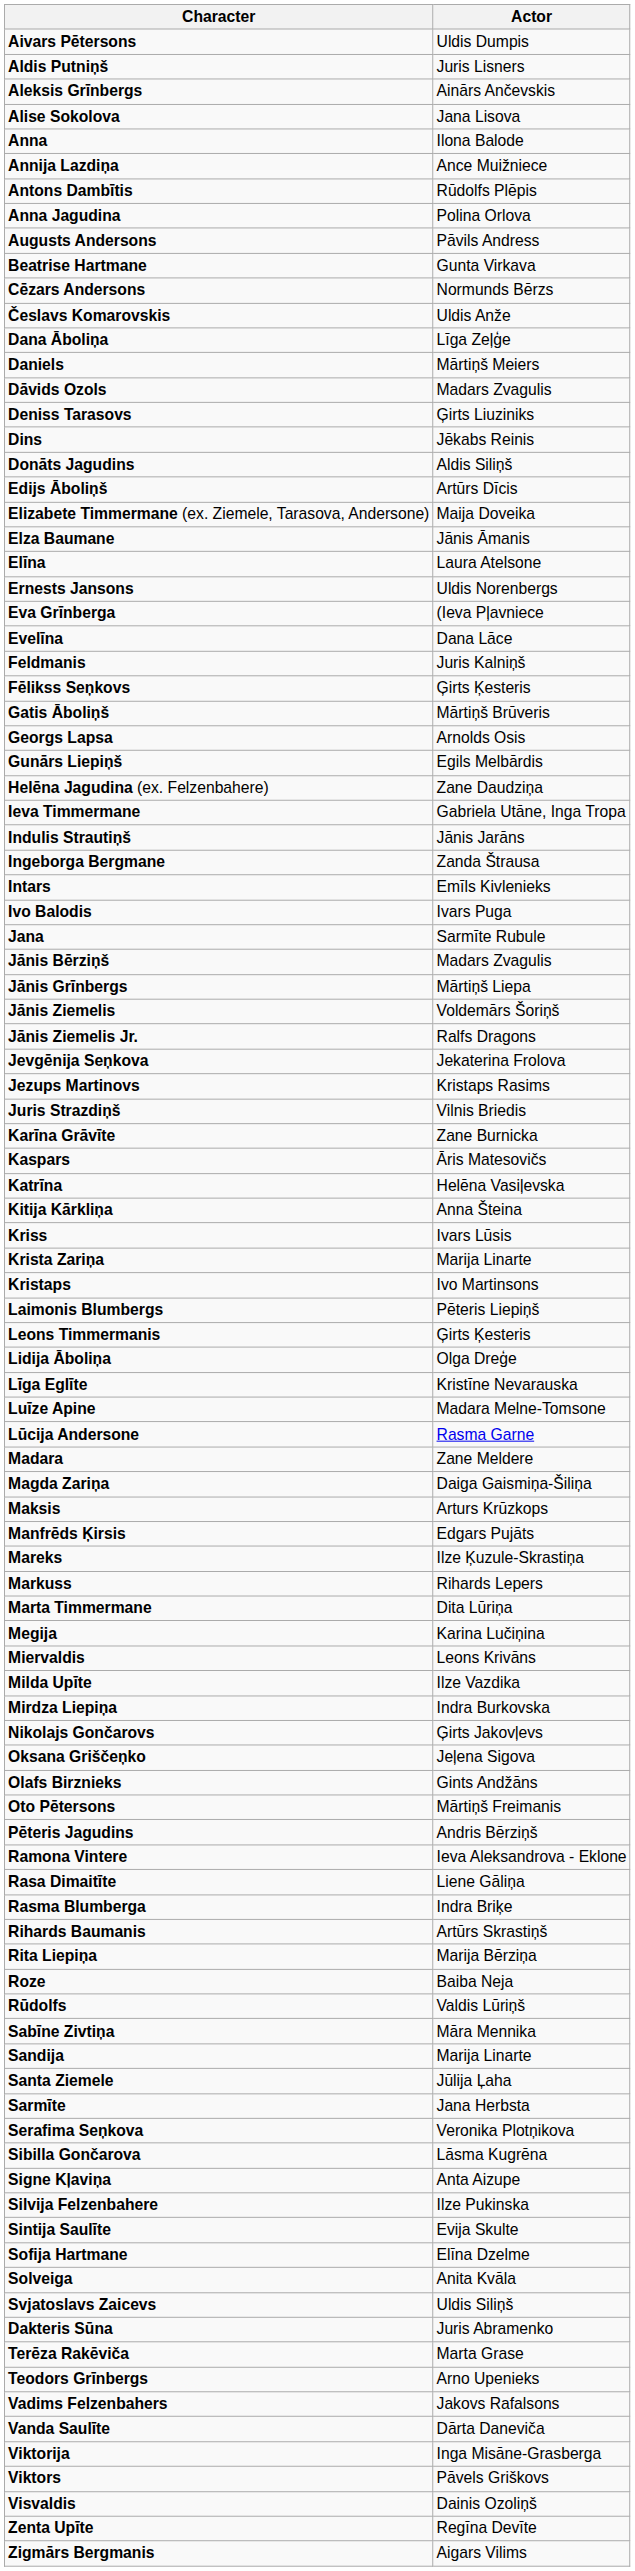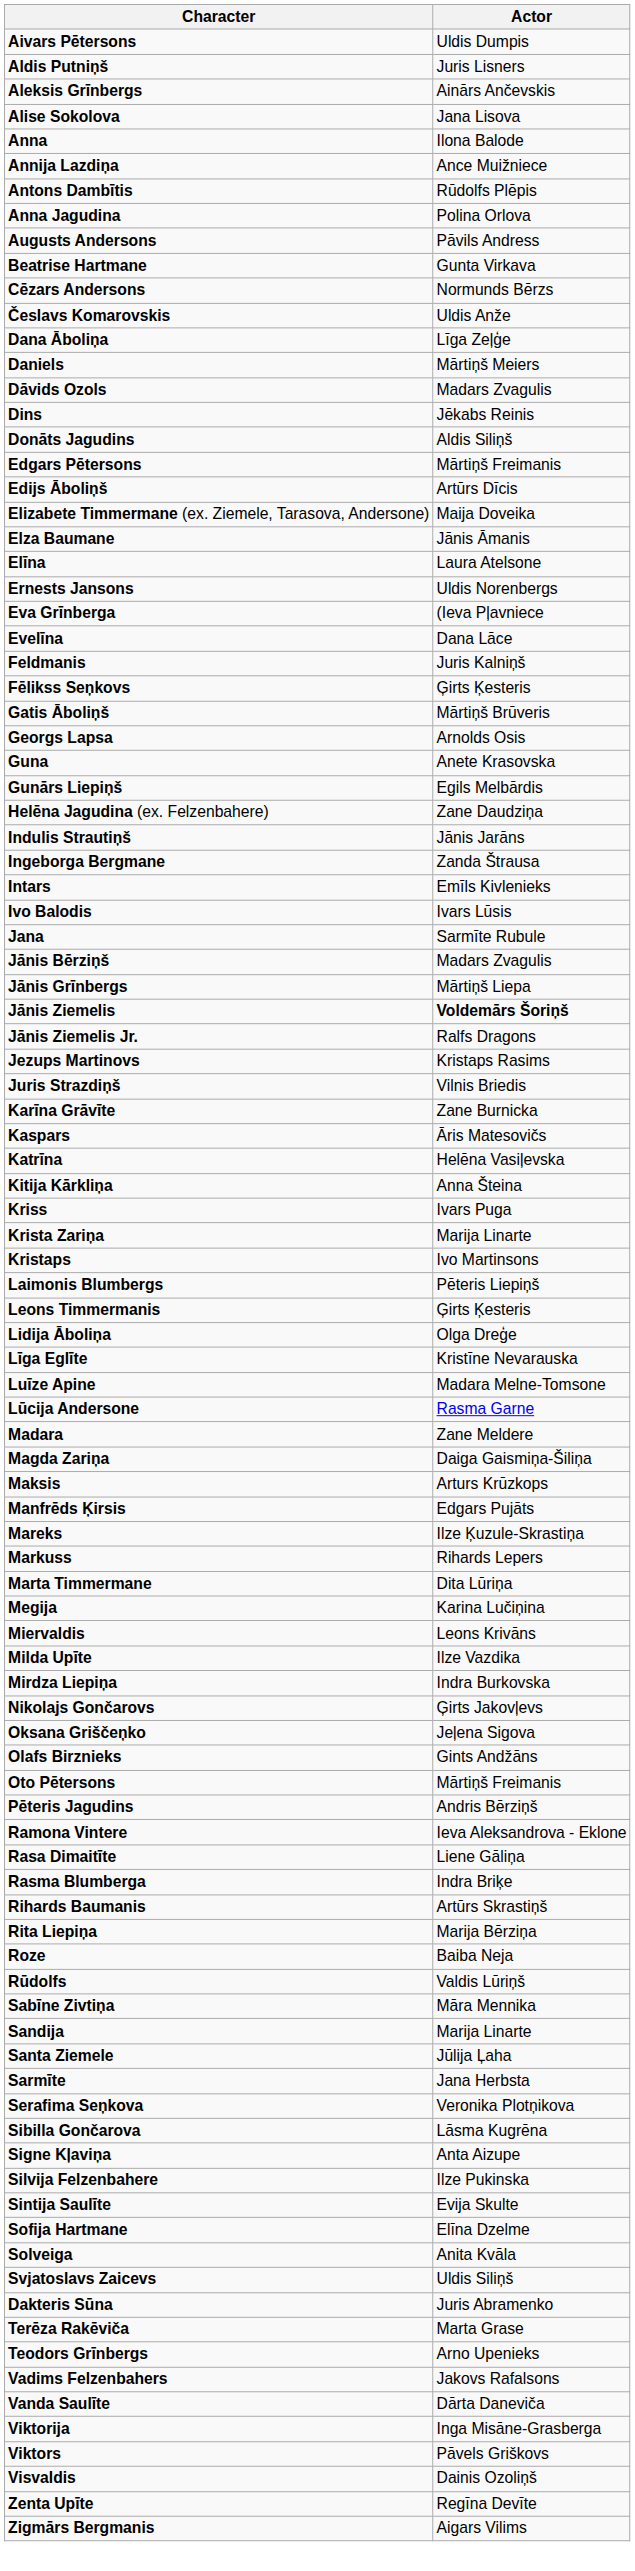- row: (70, 414)
+ row: (75, 464)
+ row: (28, 762)
- row: (74, 812)
(474, 912) Ivars Puga -> (474, 912) Ivars Lūsis
(498, 1011) normal -> (503, 1011) bold
- row: (78, 1061)
(474, 1235) Ivars Lūsis -> (474, 1210) Ivars Puga
